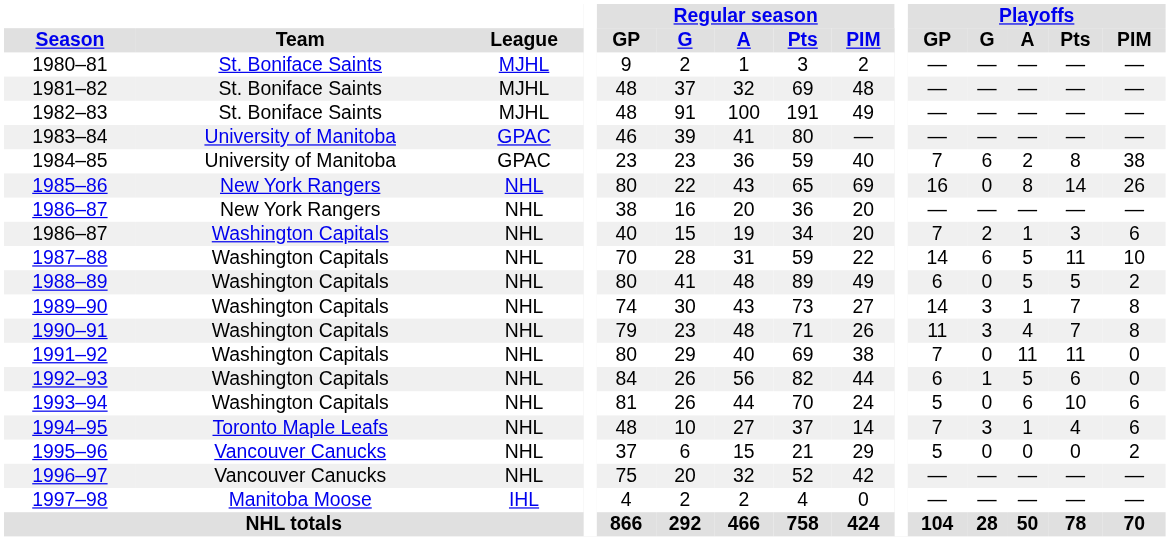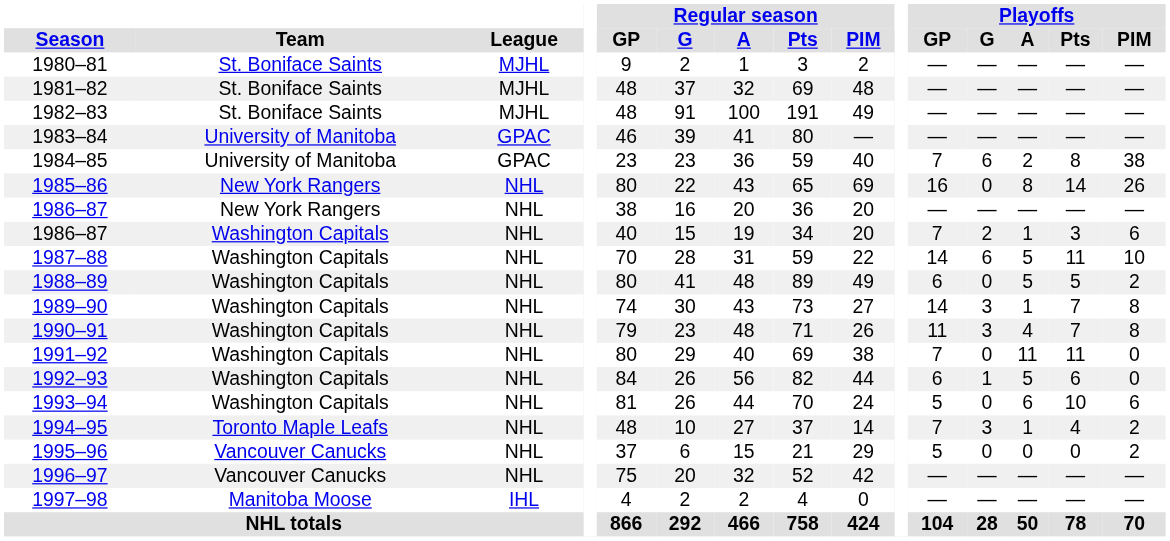(1134, 427) 6 -> (1134, 427) 2
